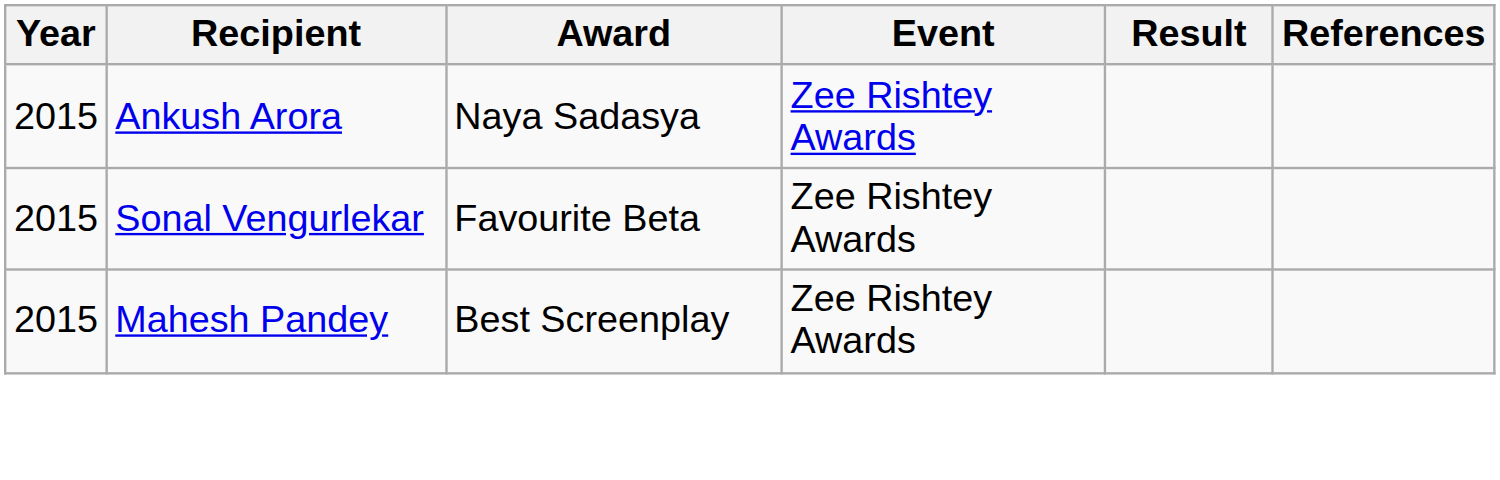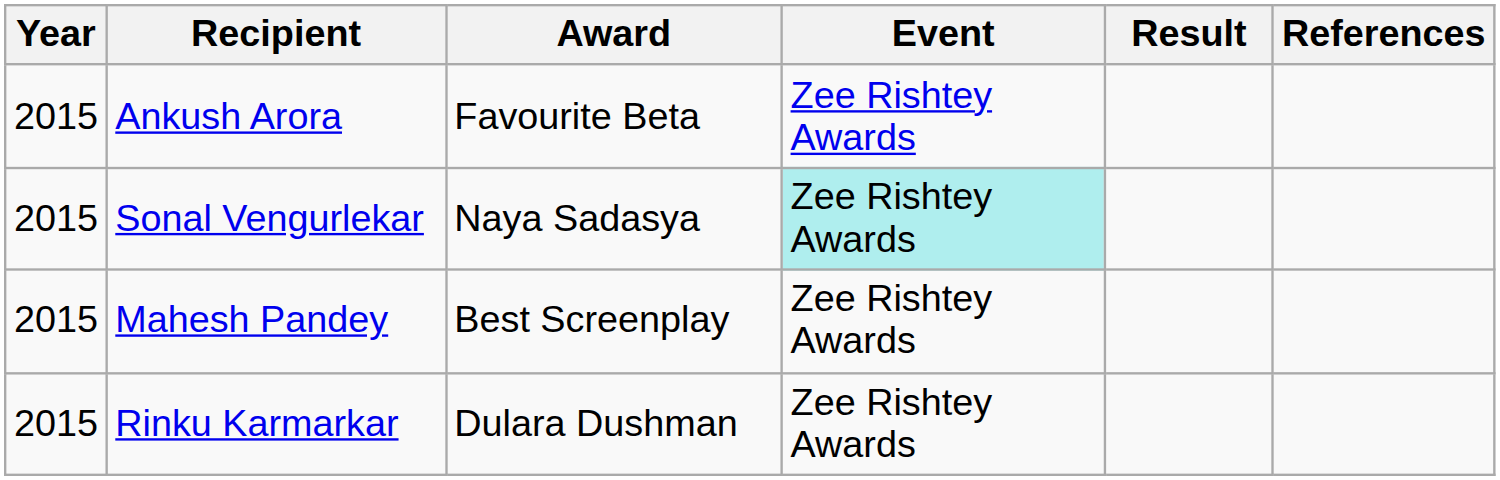(577, 115) Naya Sadasya -> (577, 115) Favourite Beta
(577, 217) Favourite Beta -> (577, 217) Naya Sadasya
(891, 217) no background -> (891, 217) paleturquoise background
+ row: (257, 422)
